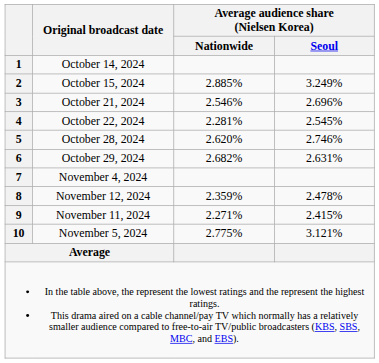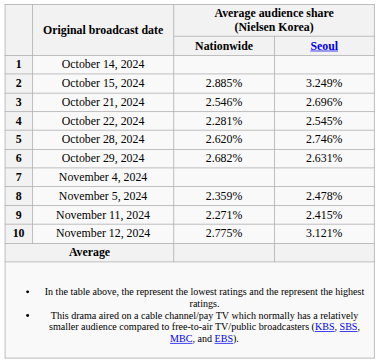(103, 196) November 12, 2024 -> (103, 196) November 5, 2024
(103, 233) November 5, 2024 -> (103, 233) November 12, 2024
